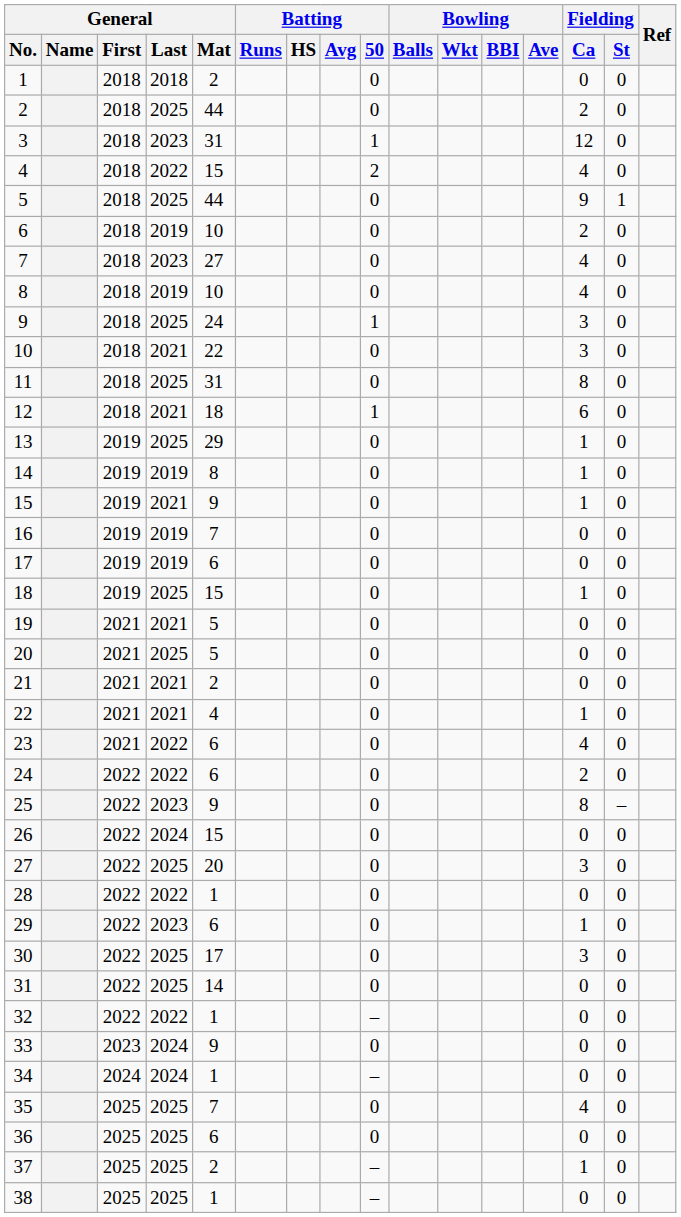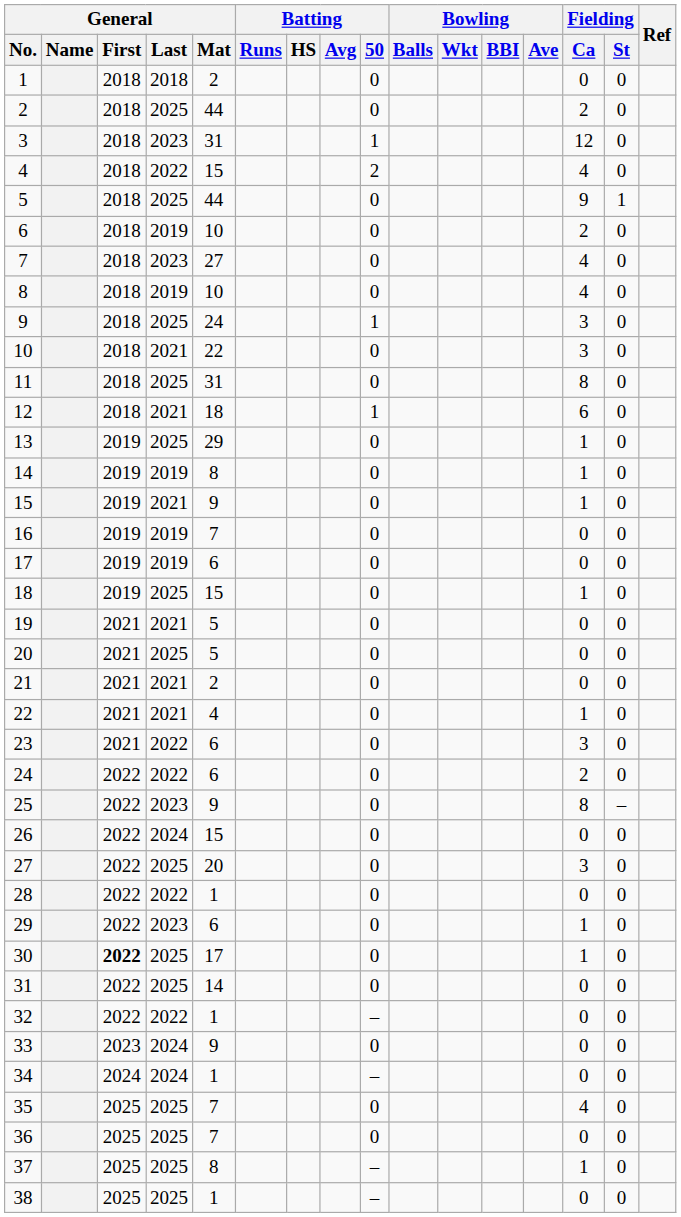(584, 744) 4 -> (584, 744) 3
(122, 955) normal -> (122, 955) bold
(584, 955) 3 -> (584, 955) 1
(214, 1136) 6 -> (214, 1136) 7
(214, 1167) 2 -> (214, 1167) 8
